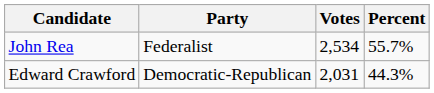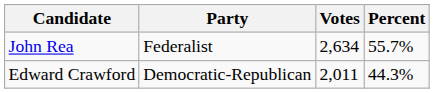(339, 46) 2,534 -> (339, 46) 2,634
(339, 74) 2,031 -> (339, 74) 2,011
